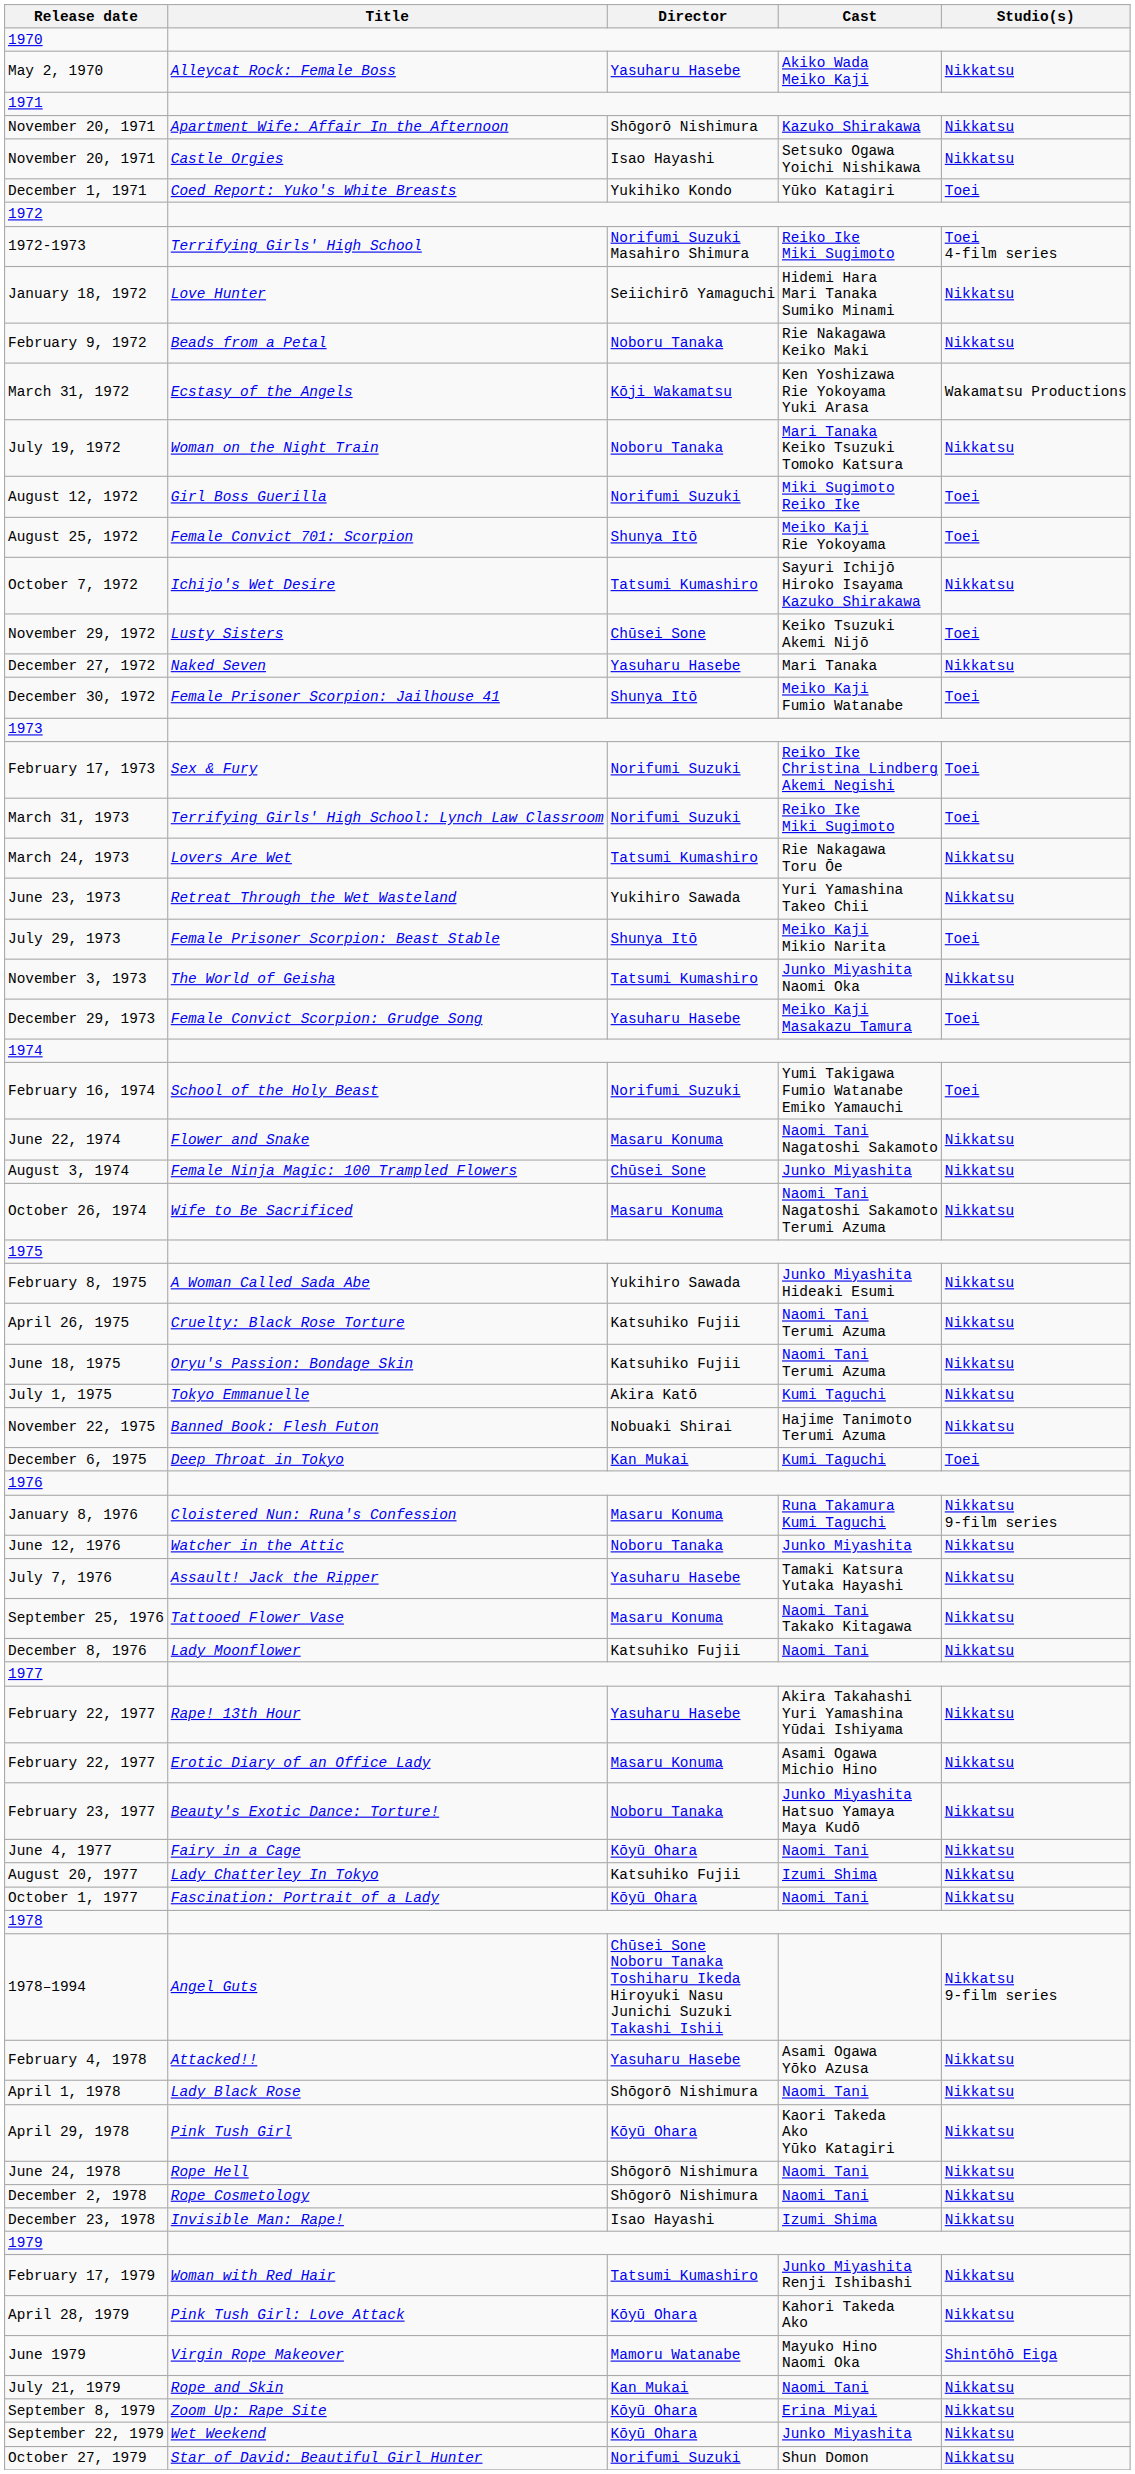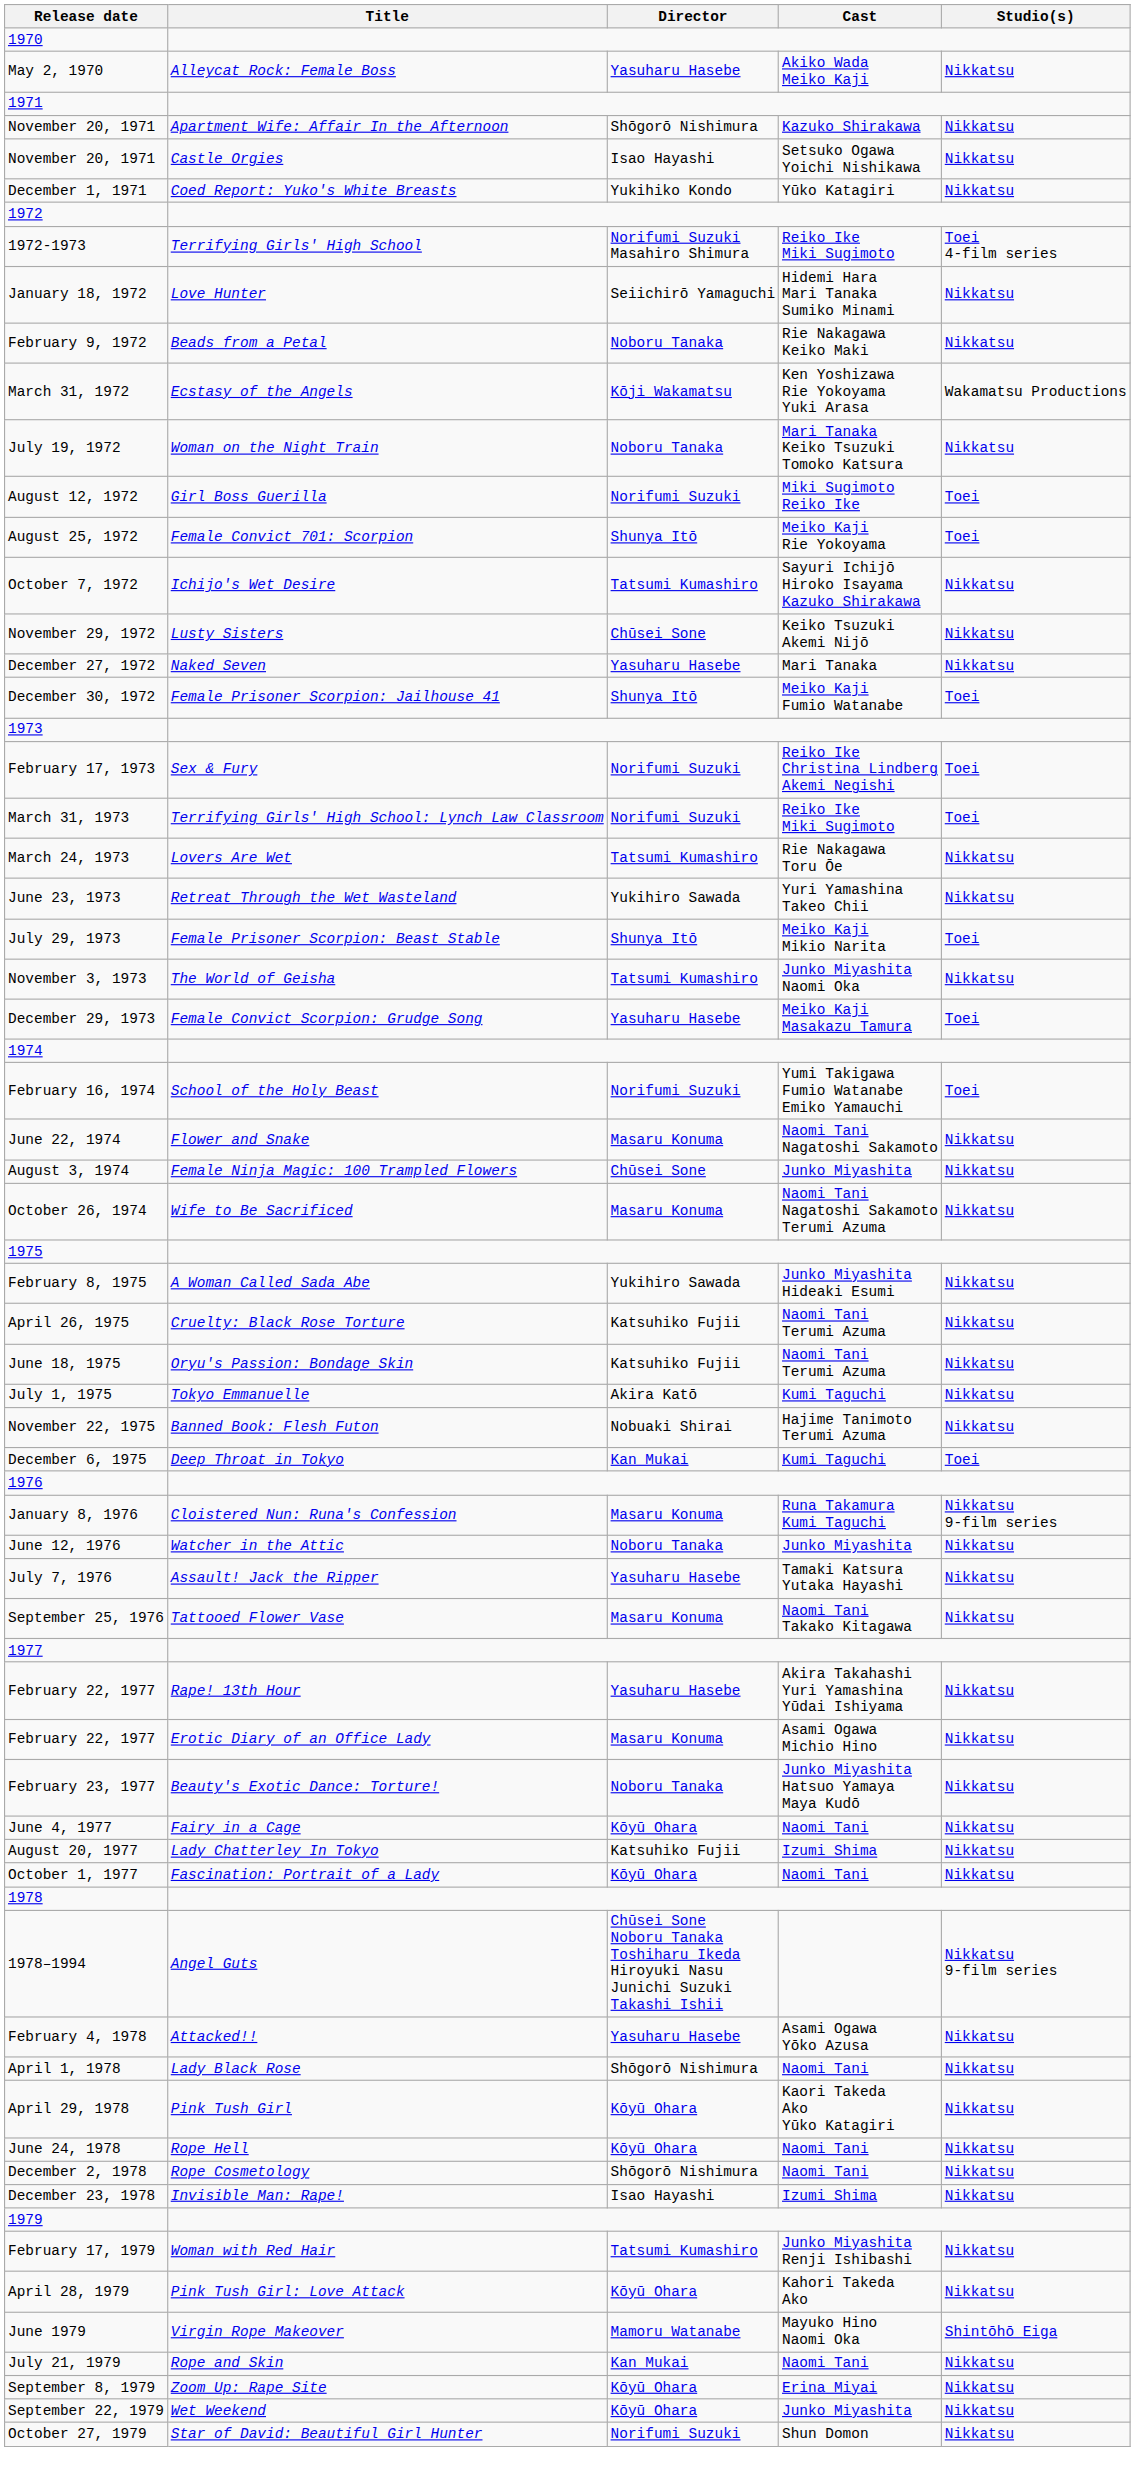(962, 191) Toei -> (979, 191) Nikkatsu
(962, 634) Toei -> (979, 634) Nikkatsu
- row: (77, 1651)
(684, 2173) Shōgorō Nishimura -> (654, 2149) Kōyū Ohara
